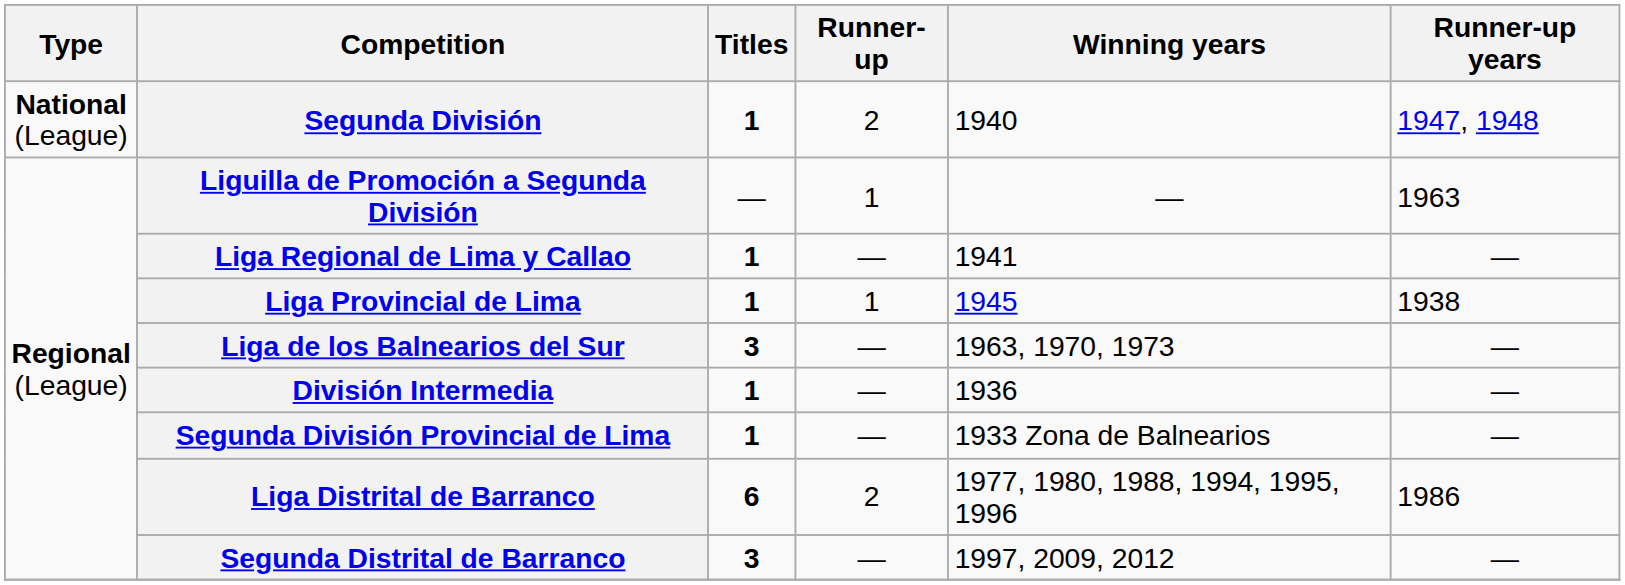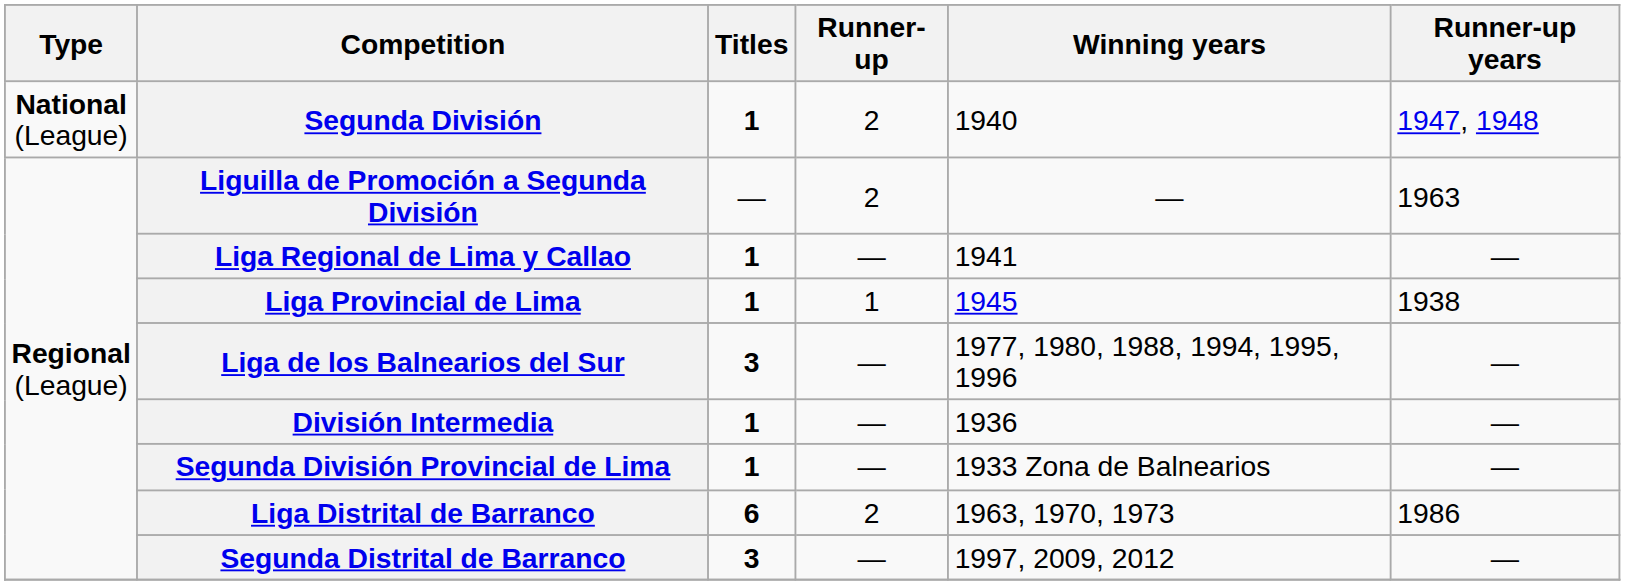(872, 196) 1 -> (872, 196) 2
(1065, 346) 1963, 1970, 1973 -> (1147, 362) 1977, 1980, 1988, 1994, 1995, 1996
(1147, 496) 1977, 1980, 1988, 1994, 1995, 1996 -> (1065, 512) 1963, 1970, 1973
